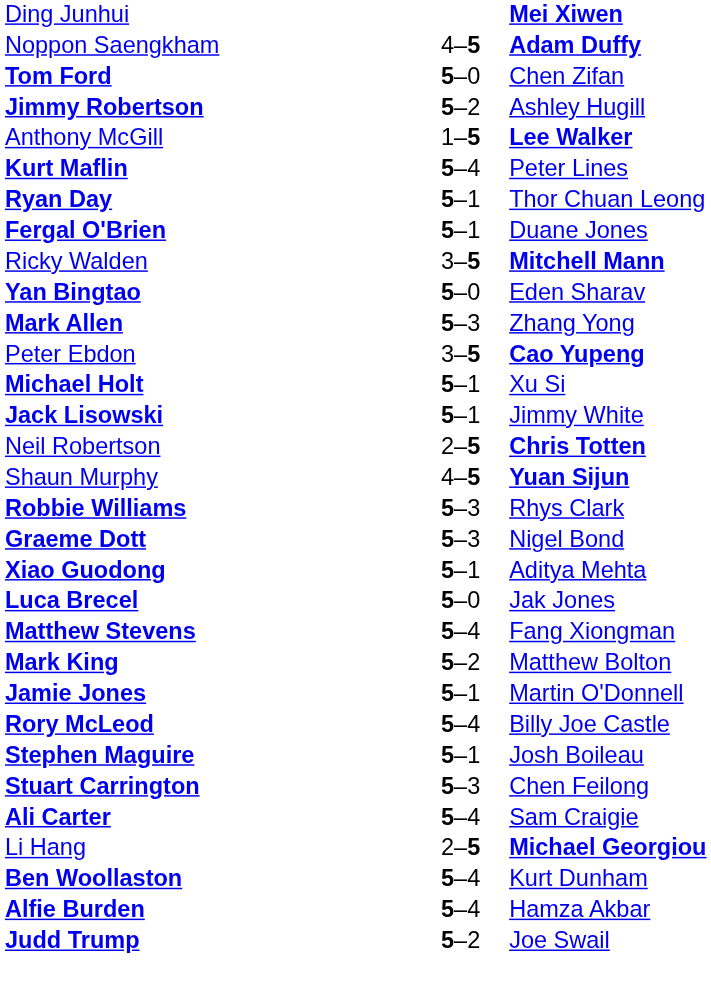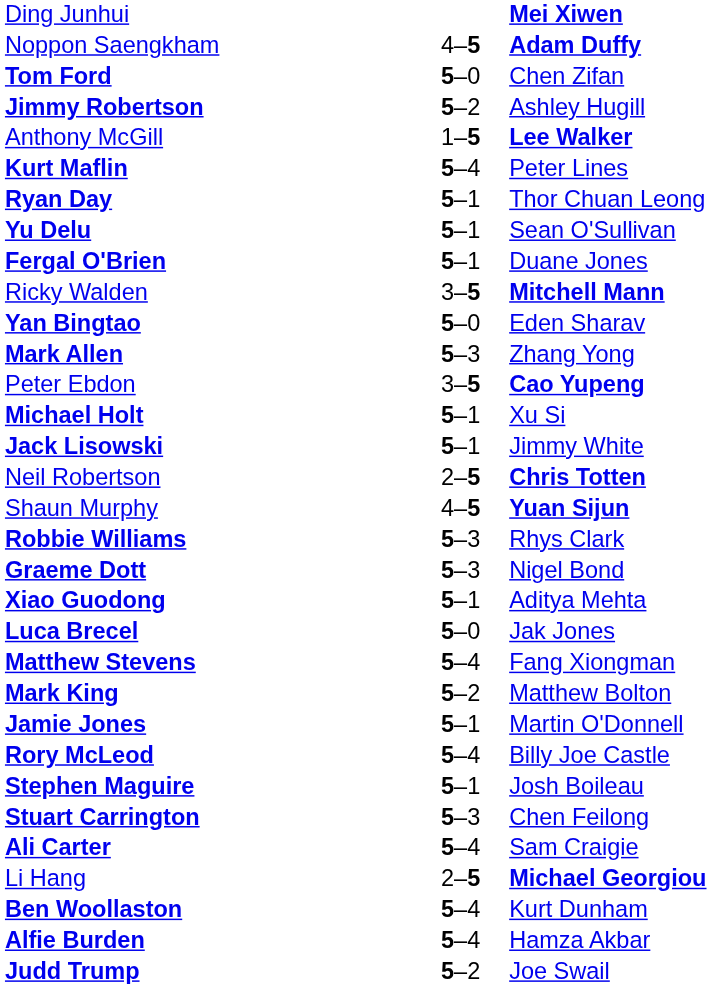+ row: (48, 230)
